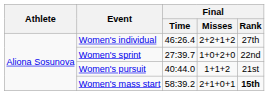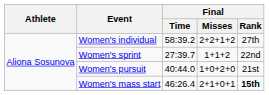(180, 41) 46:26.4 -> (180, 41) 58:39.2
(217, 55) 1+0+2+0 -> (217, 55) 1+1+2
(217, 69) 1+1+2 -> (217, 69) 1+0+2+0
(180, 84) 58:39.2 -> (180, 84) 46:26.4
